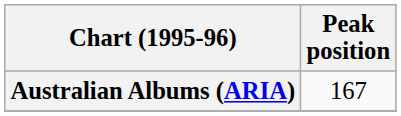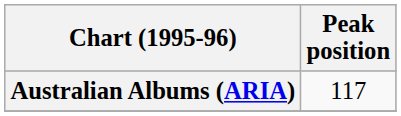(348, 90) 167 -> (348, 90) 117
